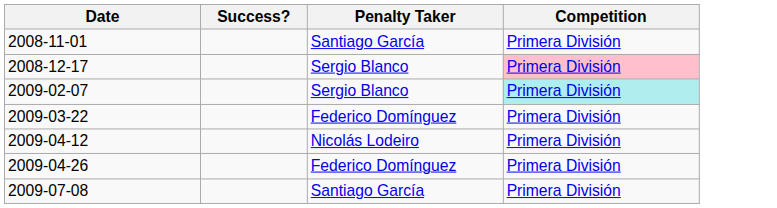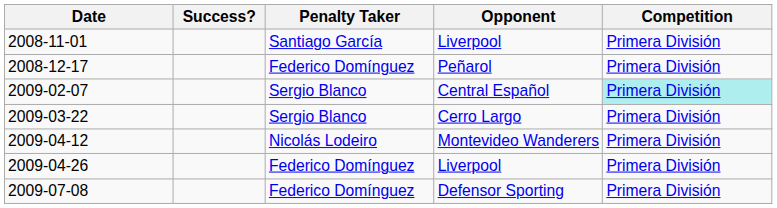+ column: (518, 16)
(360, 66) Sergio Blanco -> (342, 66) Federico Domínguez
(564, 66) pink background -> (663, 66) no background
(384, 116) Federico Domínguez -> (318, 116) Sergio Blanco
(367, 191) Santiago García -> (342, 191) Federico Domínguez
